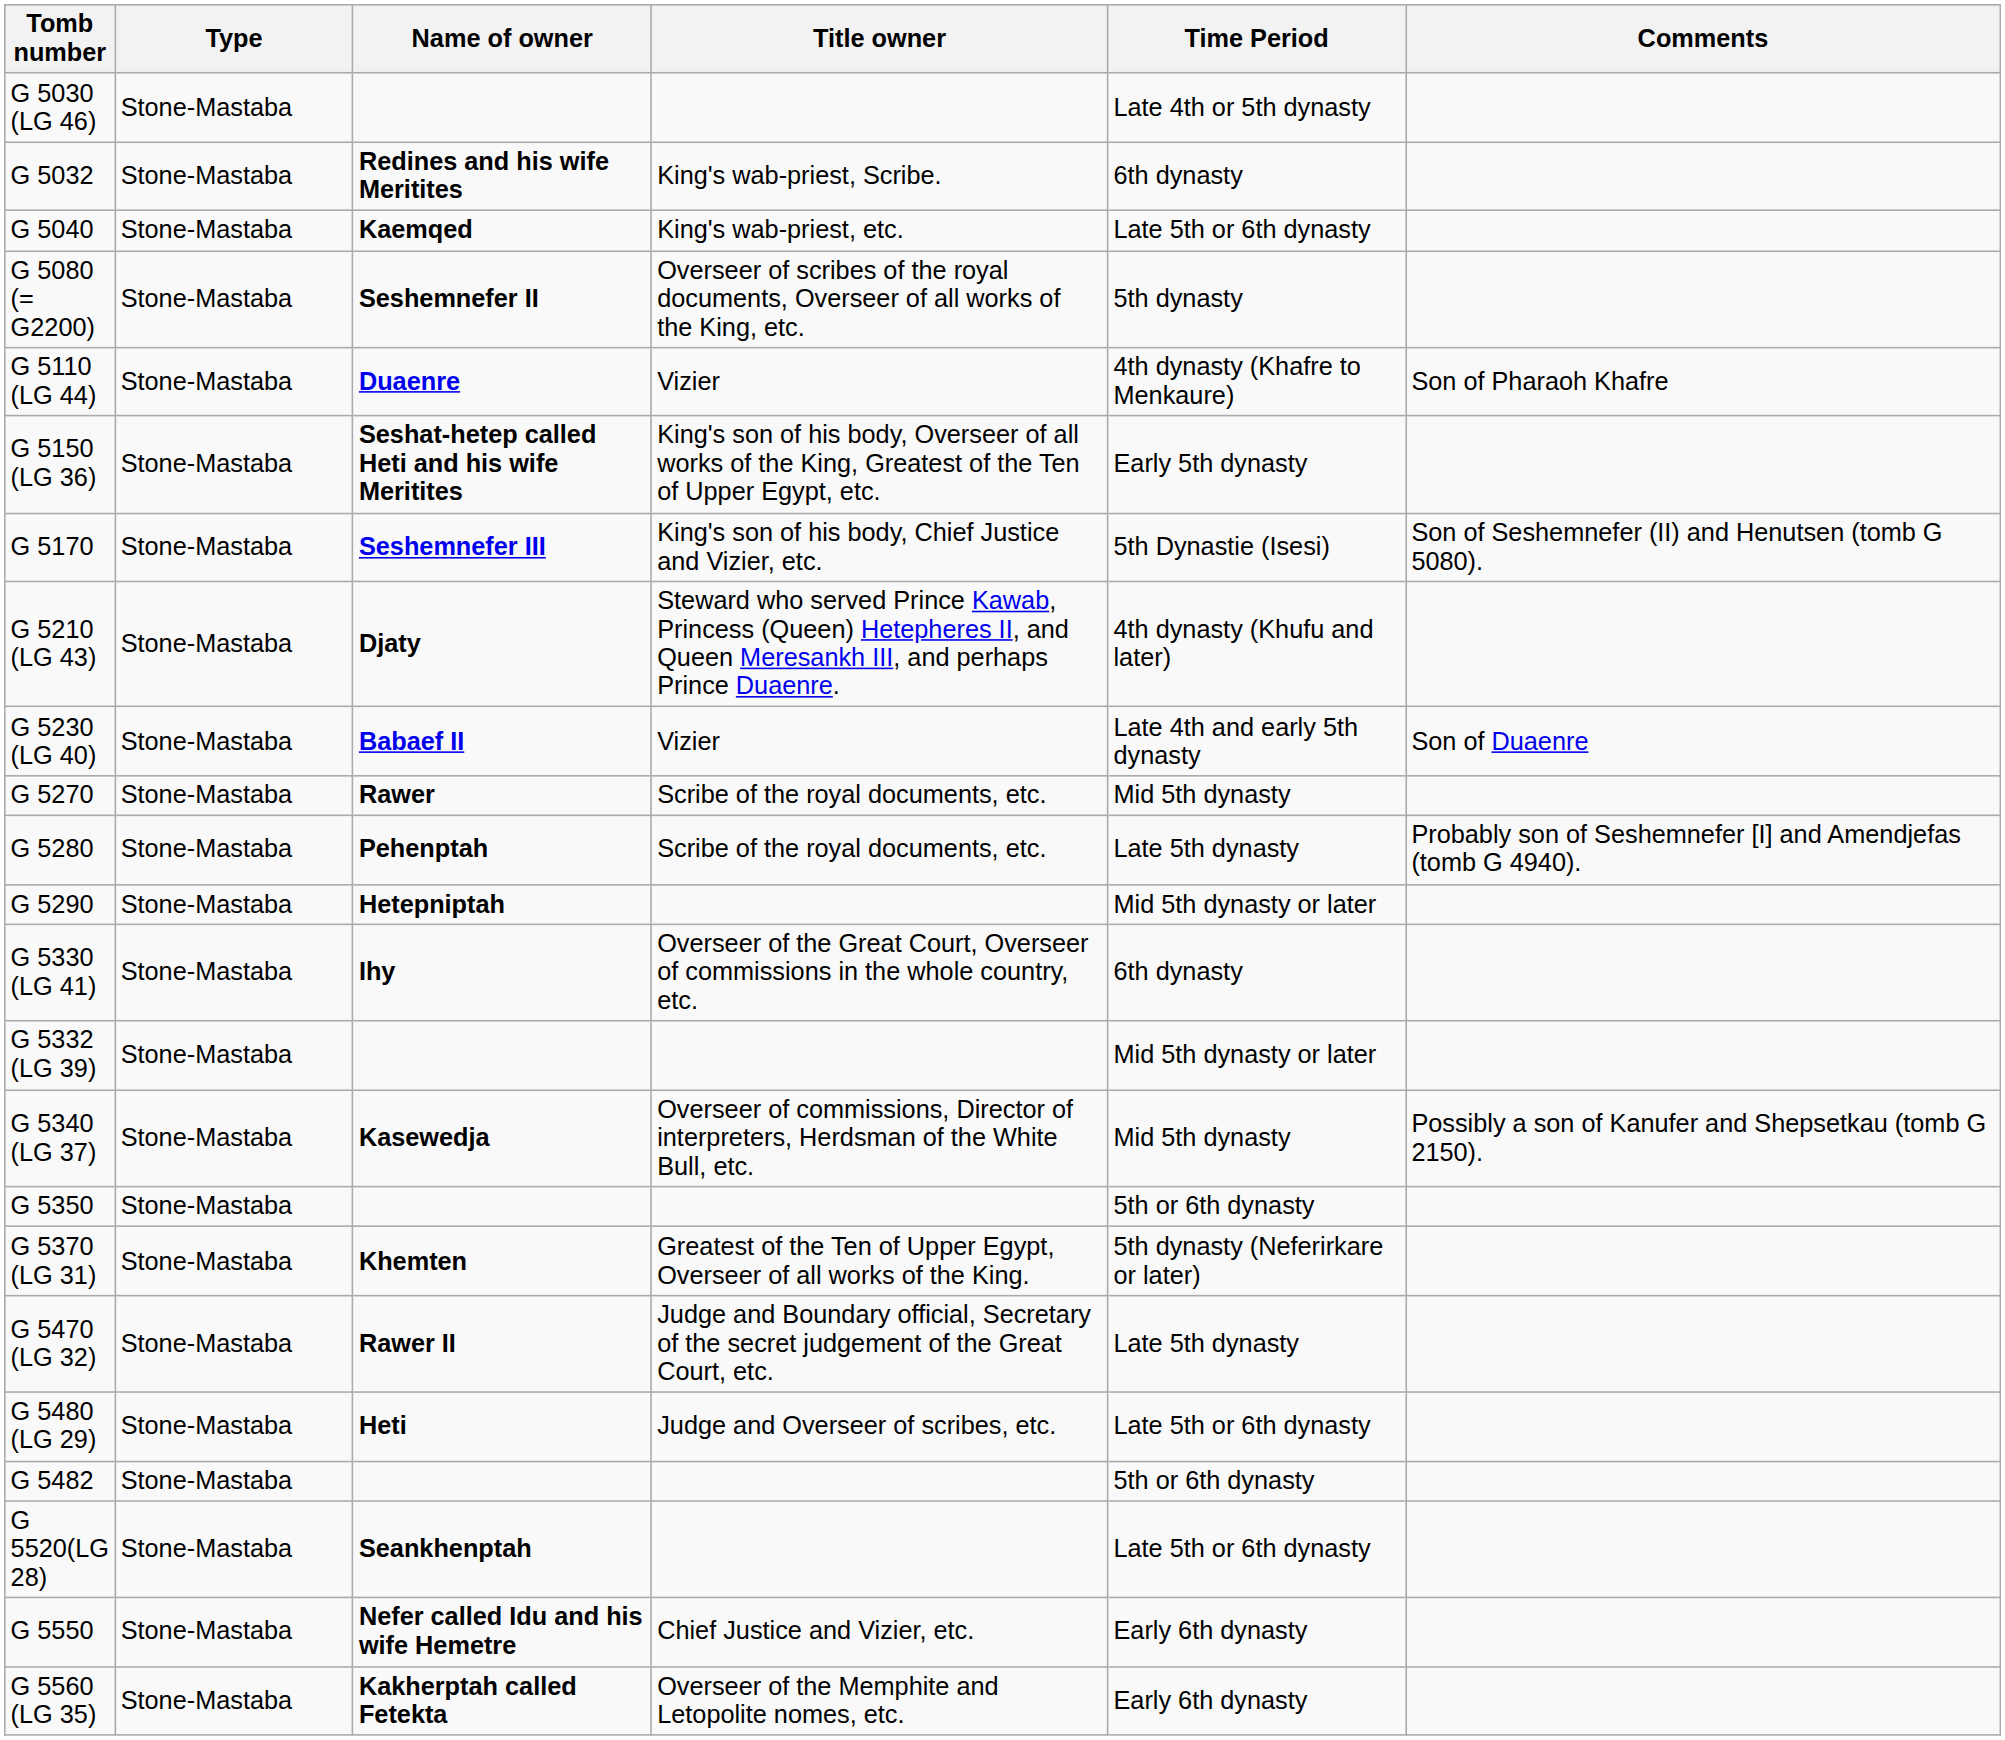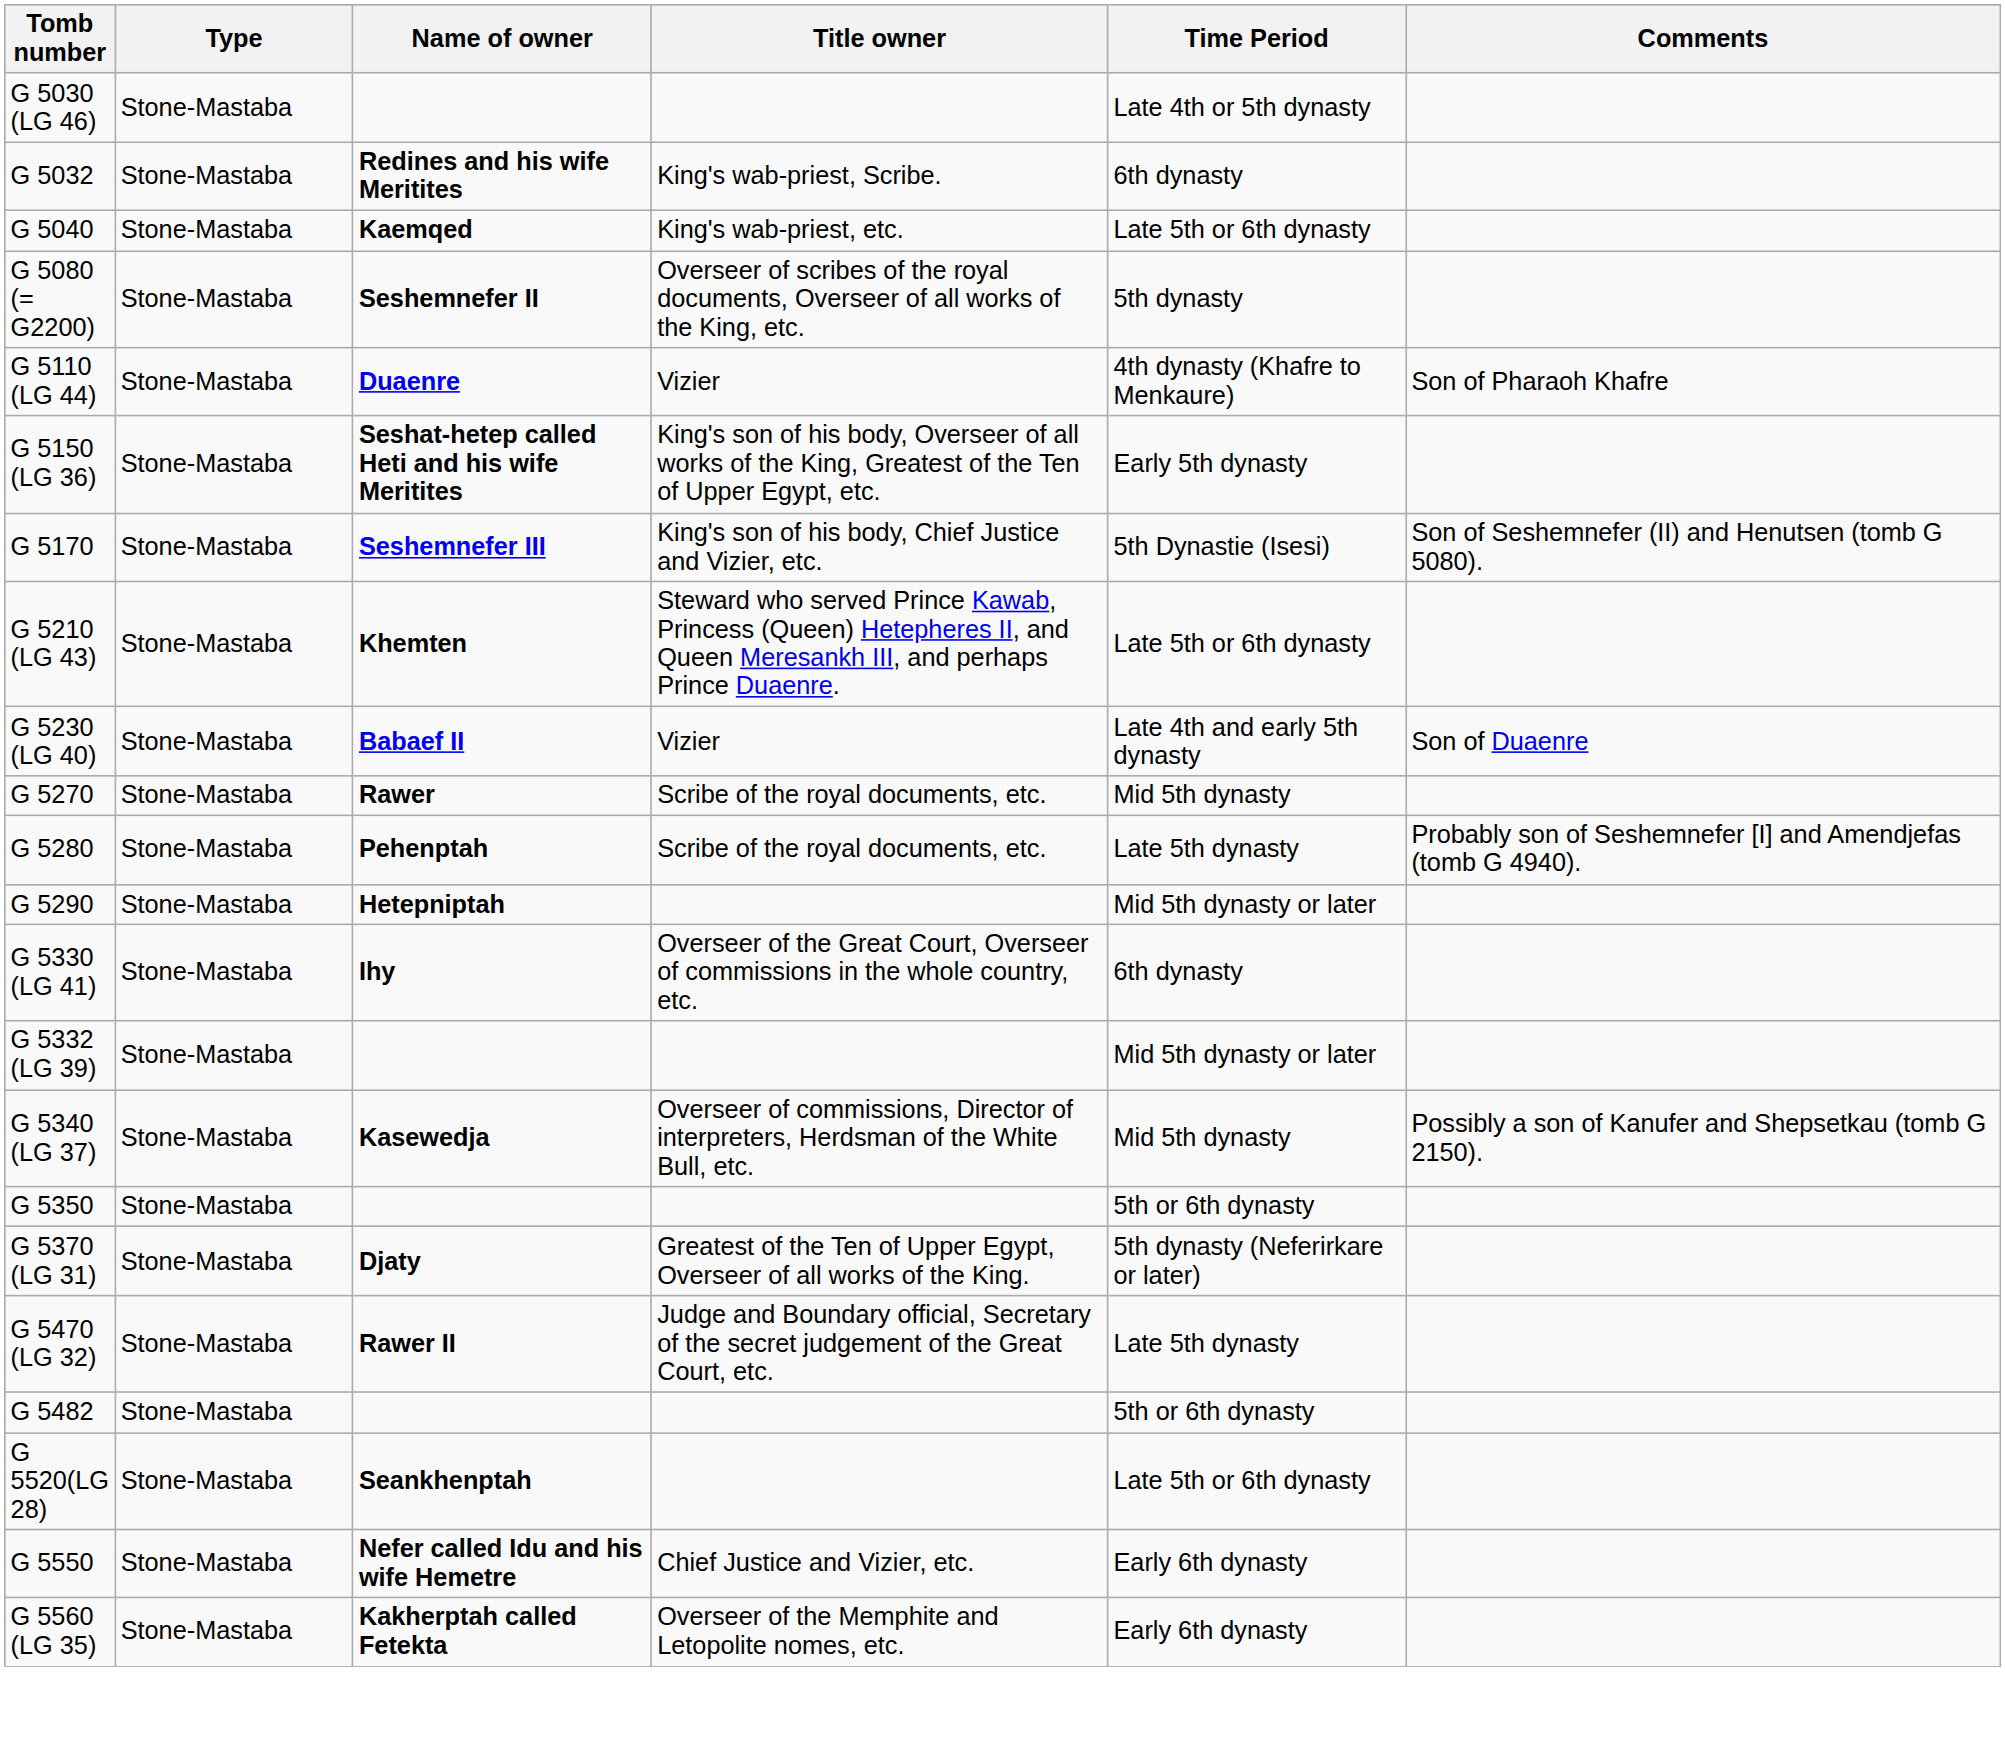(390, 643) Djaty -> (413, 643) Khemten
(1243, 643) 4th dynasty (Khufu and later) -> (1242, 643) Late 5th or 6th dynasty
(413, 1260) Khemten -> (390, 1260) Djaty
- row: (53, 1426)
